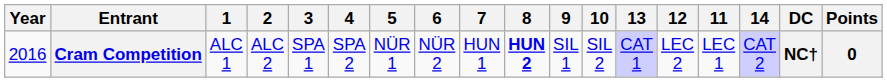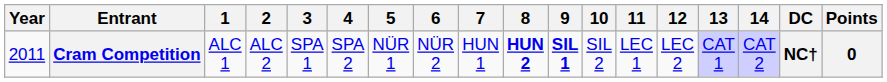columns swapped: (719, 18) <-> (637, 18)
(28, 54) 2016 -> (27, 54) 2011
(566, 54) normal -> (565, 54) bold
